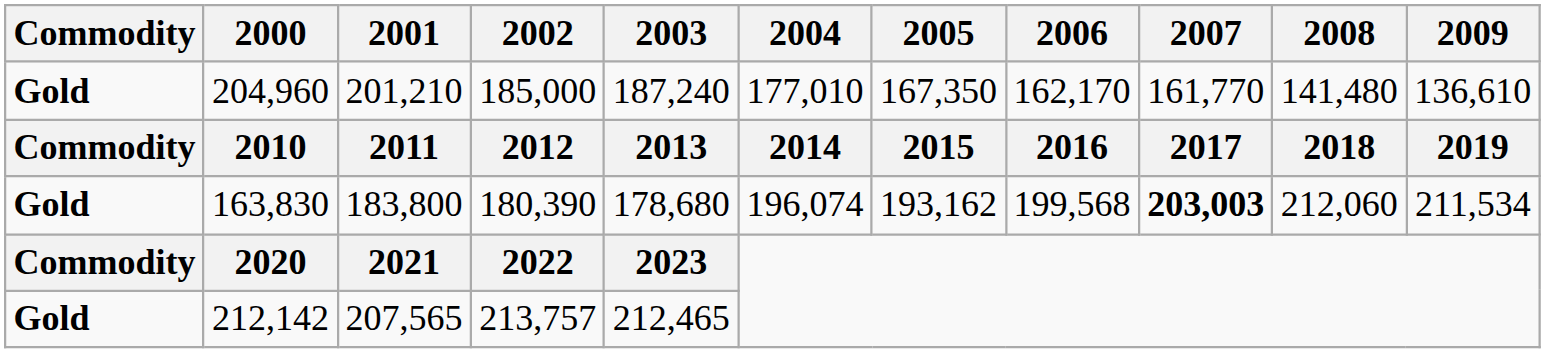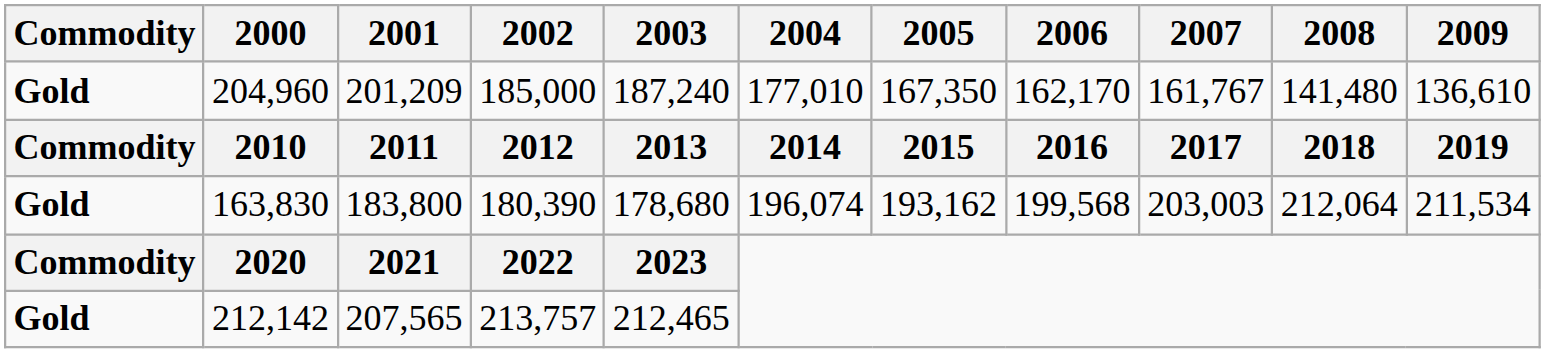(404, 90) 201,210 -> (404, 90) 201,209
(1206, 90) 161,770 -> (1206, 90) 161,767
(1206, 204) bold -> (1206, 204) normal
(1339, 204) 212,060 -> (1339, 204) 212,064
